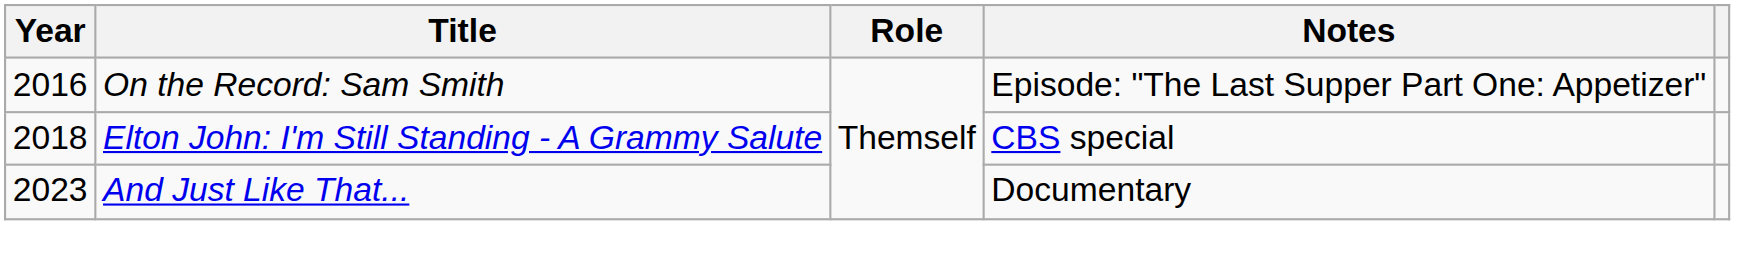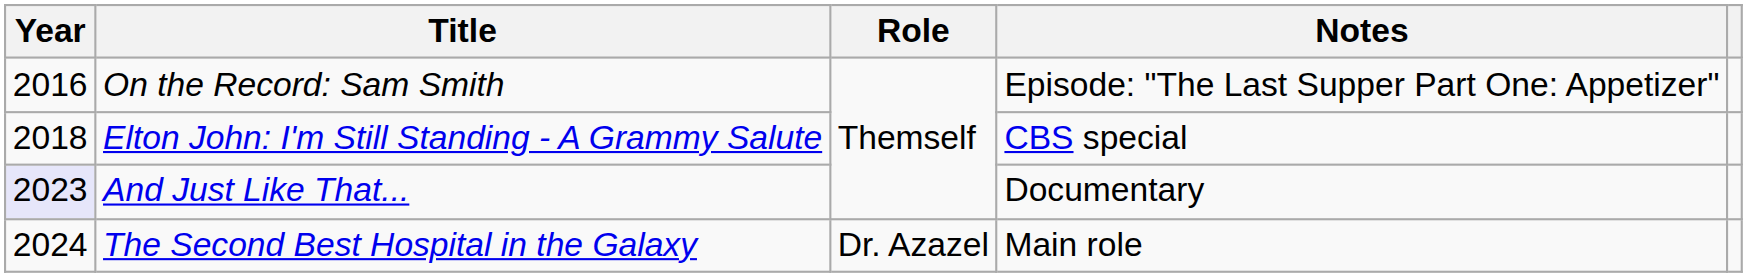(50, 191) no background -> (50, 191) lavender background
+ row: (400, 244)
